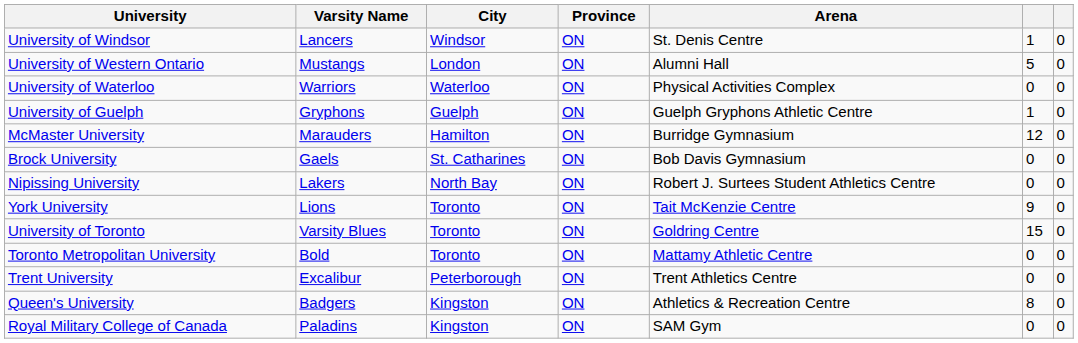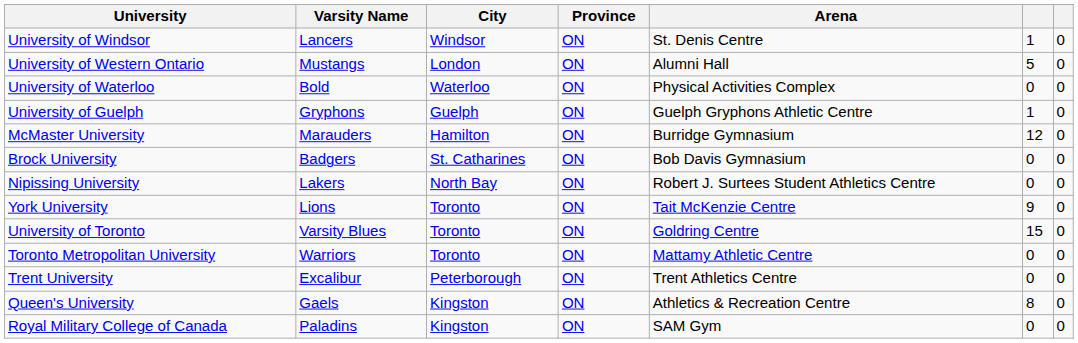(327, 87) Warriors -> (314, 87) Bold
(319, 159) Gaels -> (327, 159) Badgers
(314, 254) Bold -> (327, 254) Warriors
(327, 302) Badgers -> (319, 302) Gaels
